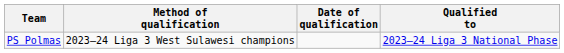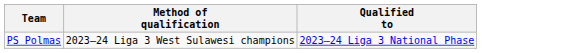- column: (339, 18)
